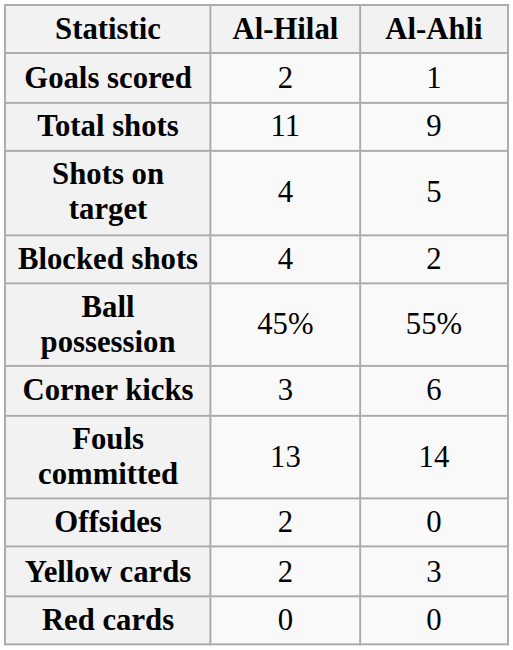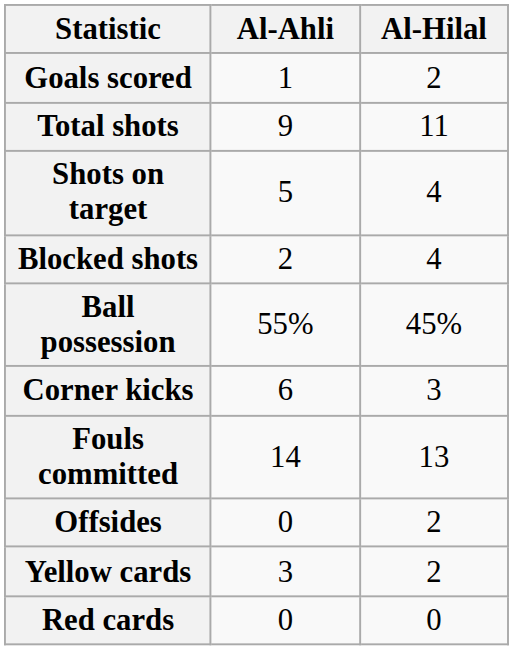columns swapped: (285, 28) <-> (434, 28)
